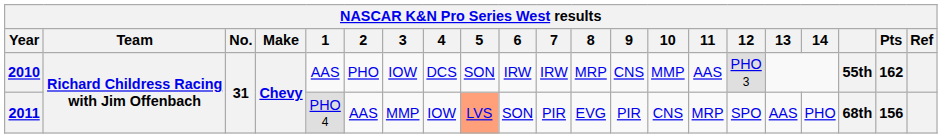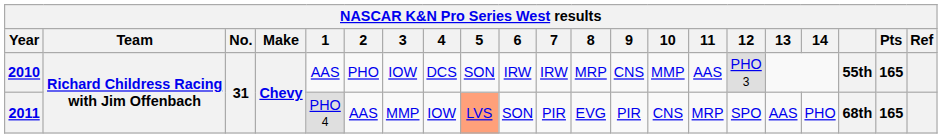(891, 72) 162 -> (891, 72) 165
(891, 113) 156 -> (891, 113) 165
